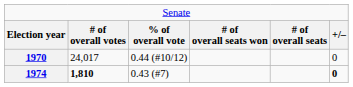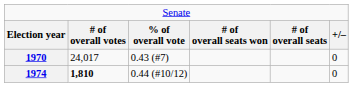(159, 57) 0.44 (#10/12) -> (150, 57) 0.43 (#7)
(150, 73) 0.43 (#7) -> (159, 73) 0.44 (#10/12)
(335, 73) bold -> (335, 73) normal
